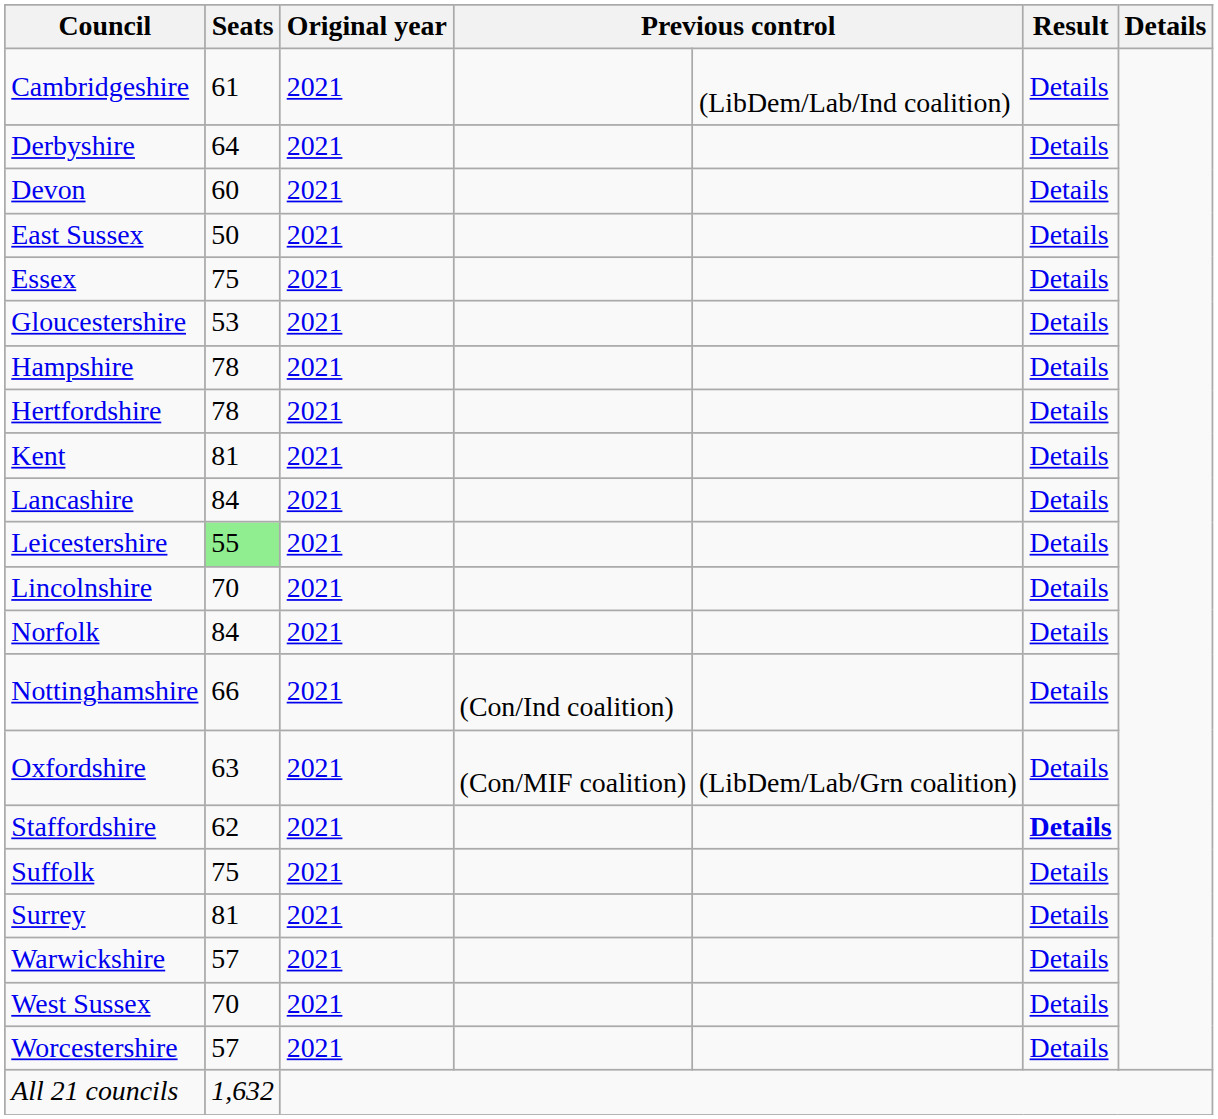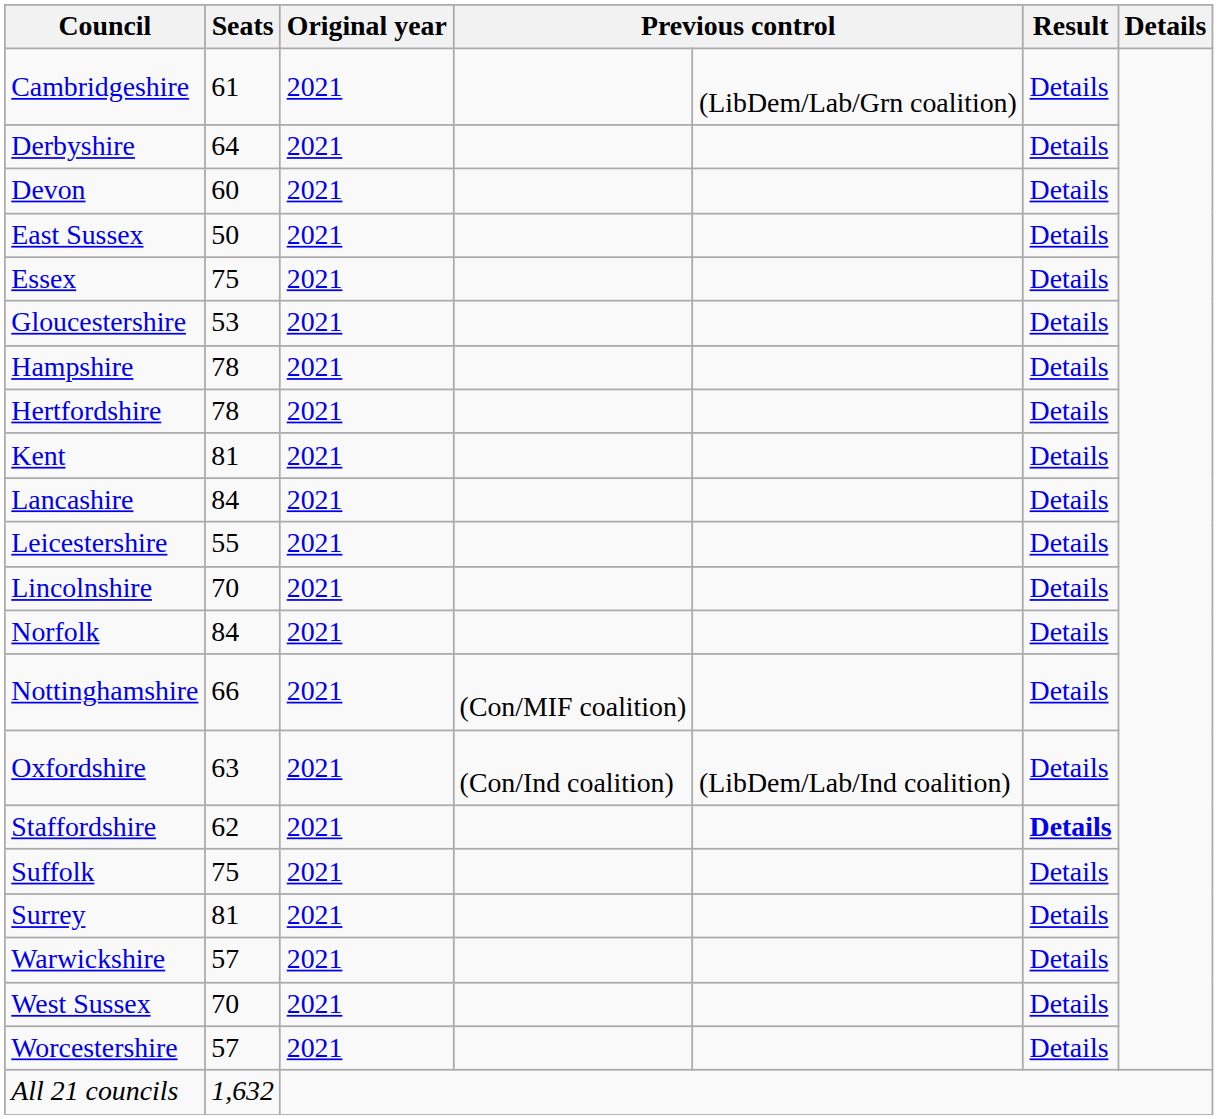(855, 102) (LibDem/Lab/Ind coalition) -> (858, 102) (LibDem/Lab/Grn coalition)
(225, 543) lightgreen background -> (225, 543) no background
(567, 707) (Con/Ind coalition) -> (573, 707) (Con/MIF coalition)
(573, 782) (Con/MIF coalition) -> (567, 782) (Con/Ind coalition)
(858, 782) (LibDem/Lab/Grn coalition) -> (855, 782) (LibDem/Lab/Ind coalition)
